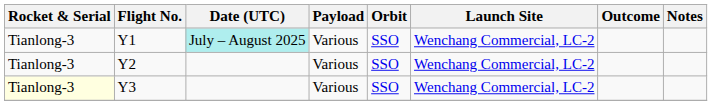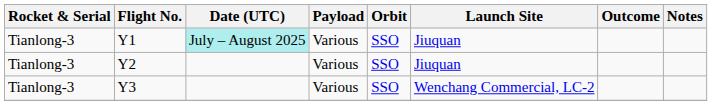(504, 40) Wenchang Commercial, LC-2 -> (437, 40) Jiuquan
(504, 64) Wenchang Commercial, LC-2 -> (437, 64) Jiuquan
(41, 87) lightyellow background -> (41, 87) no background
